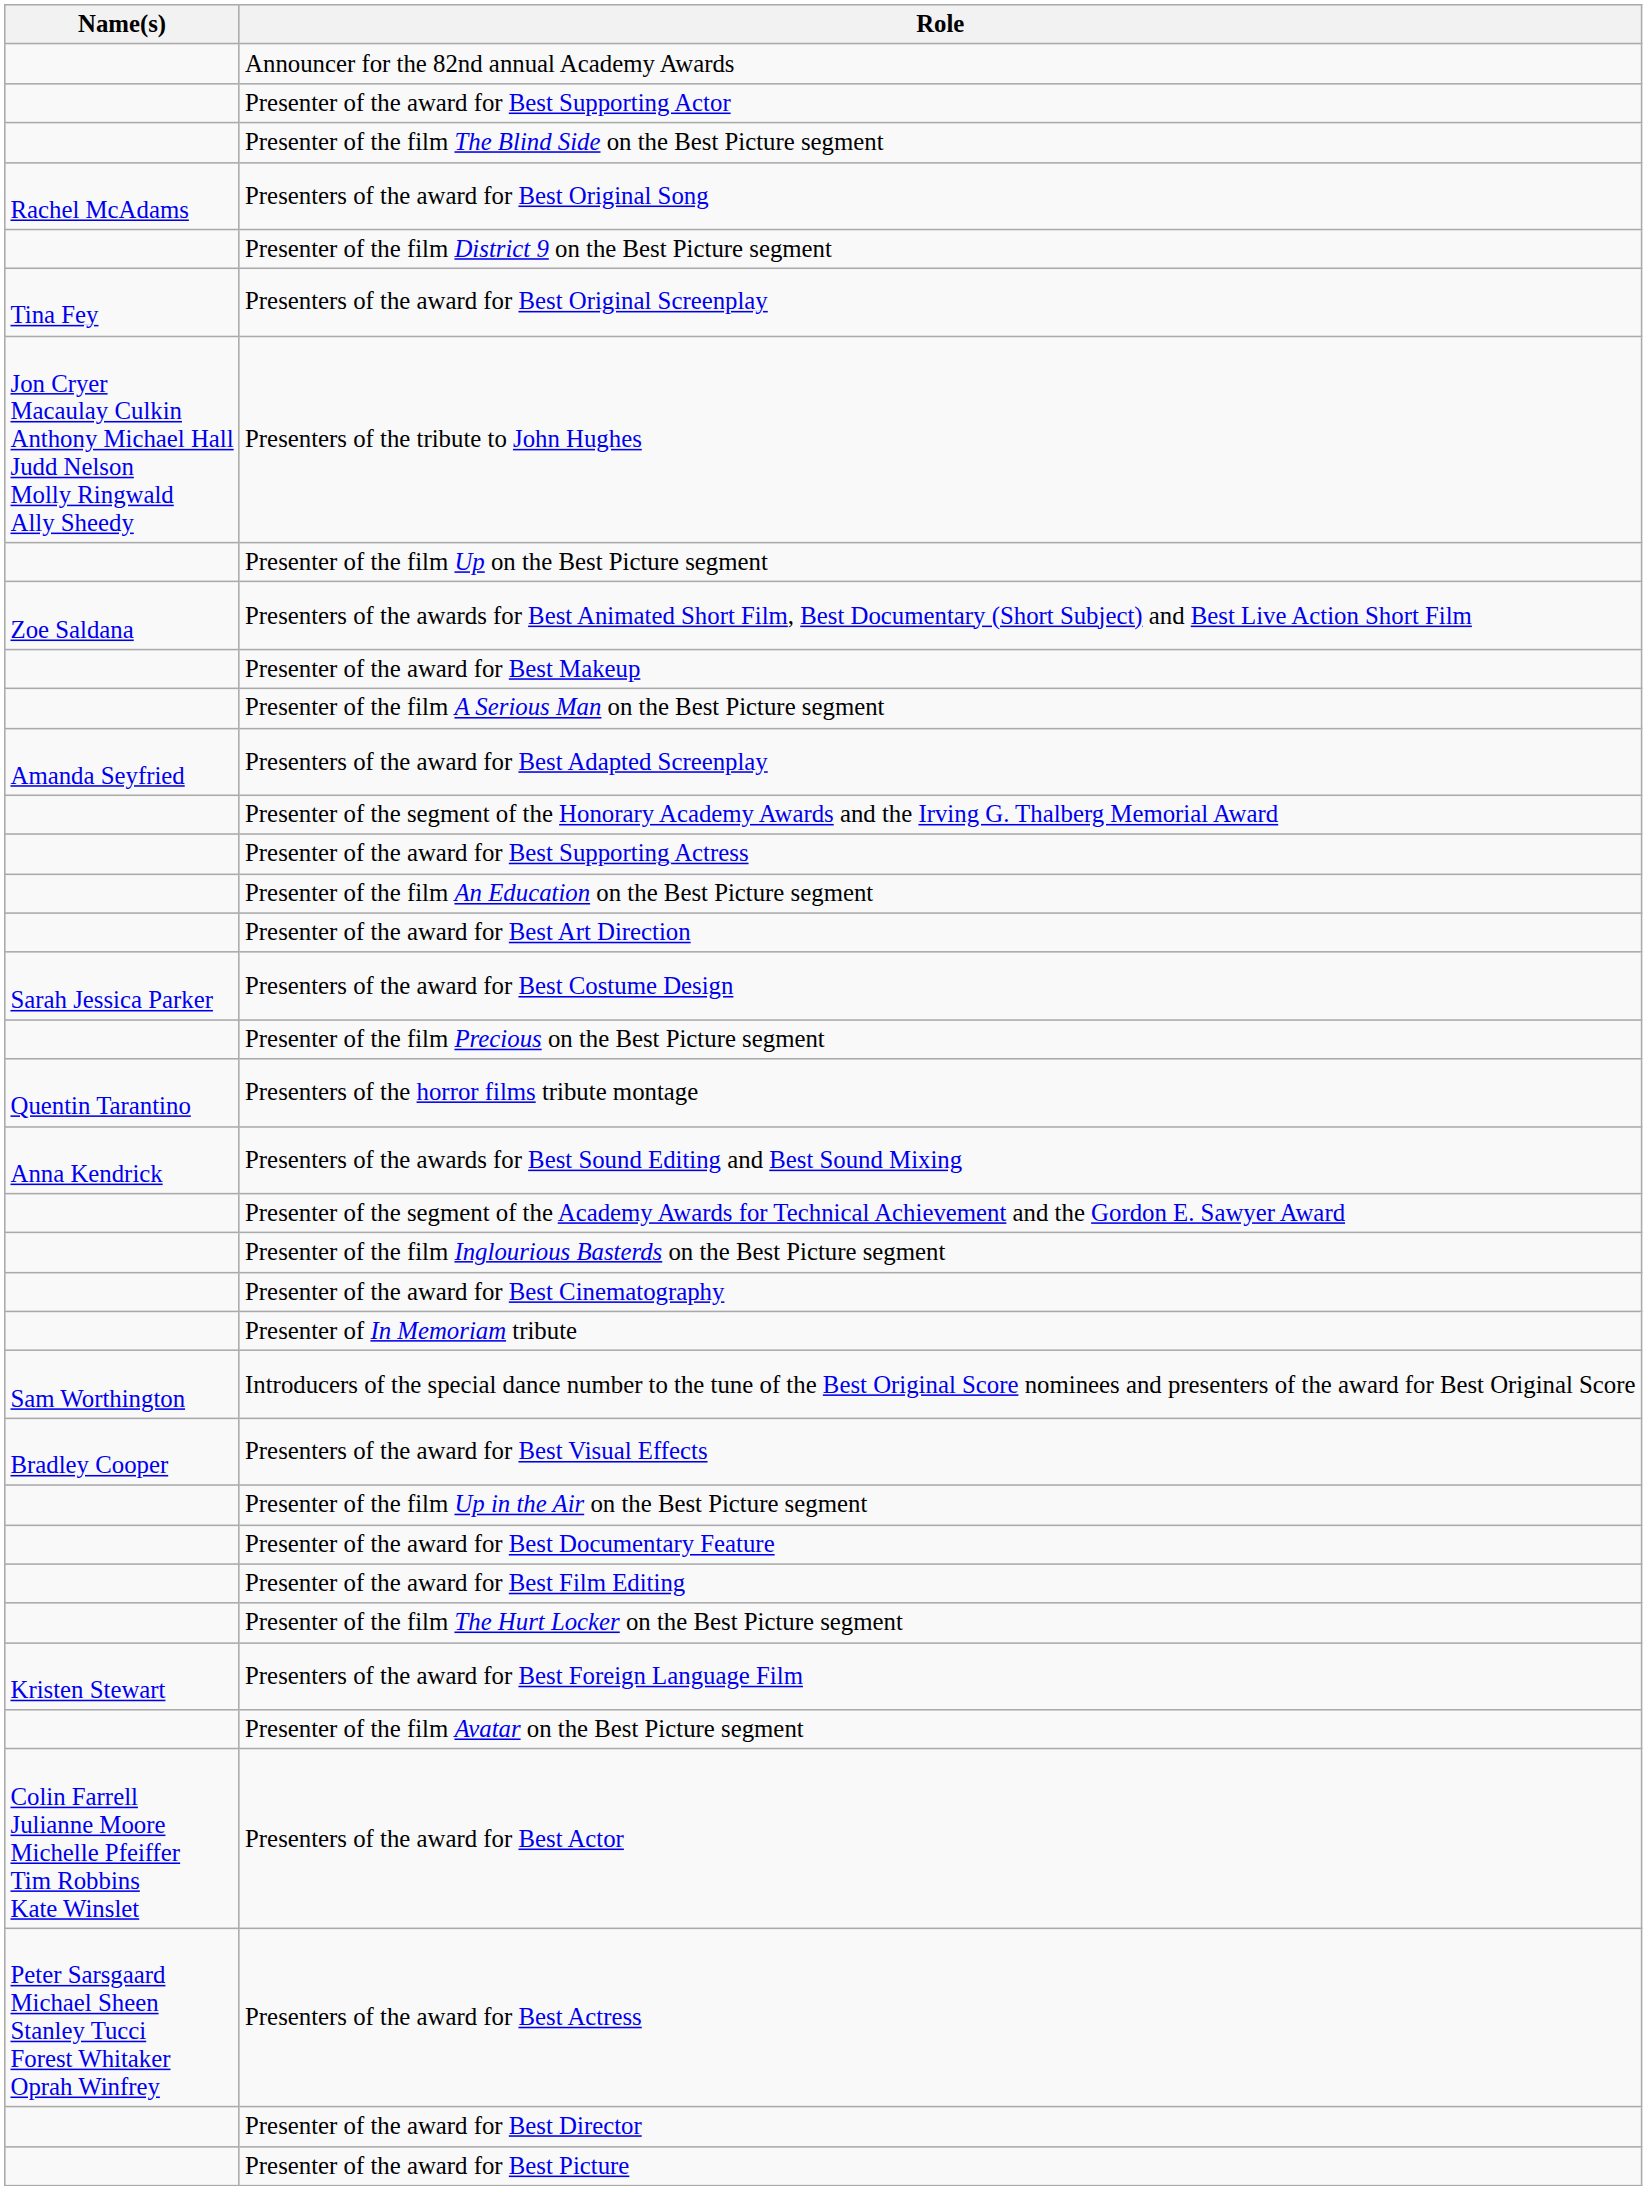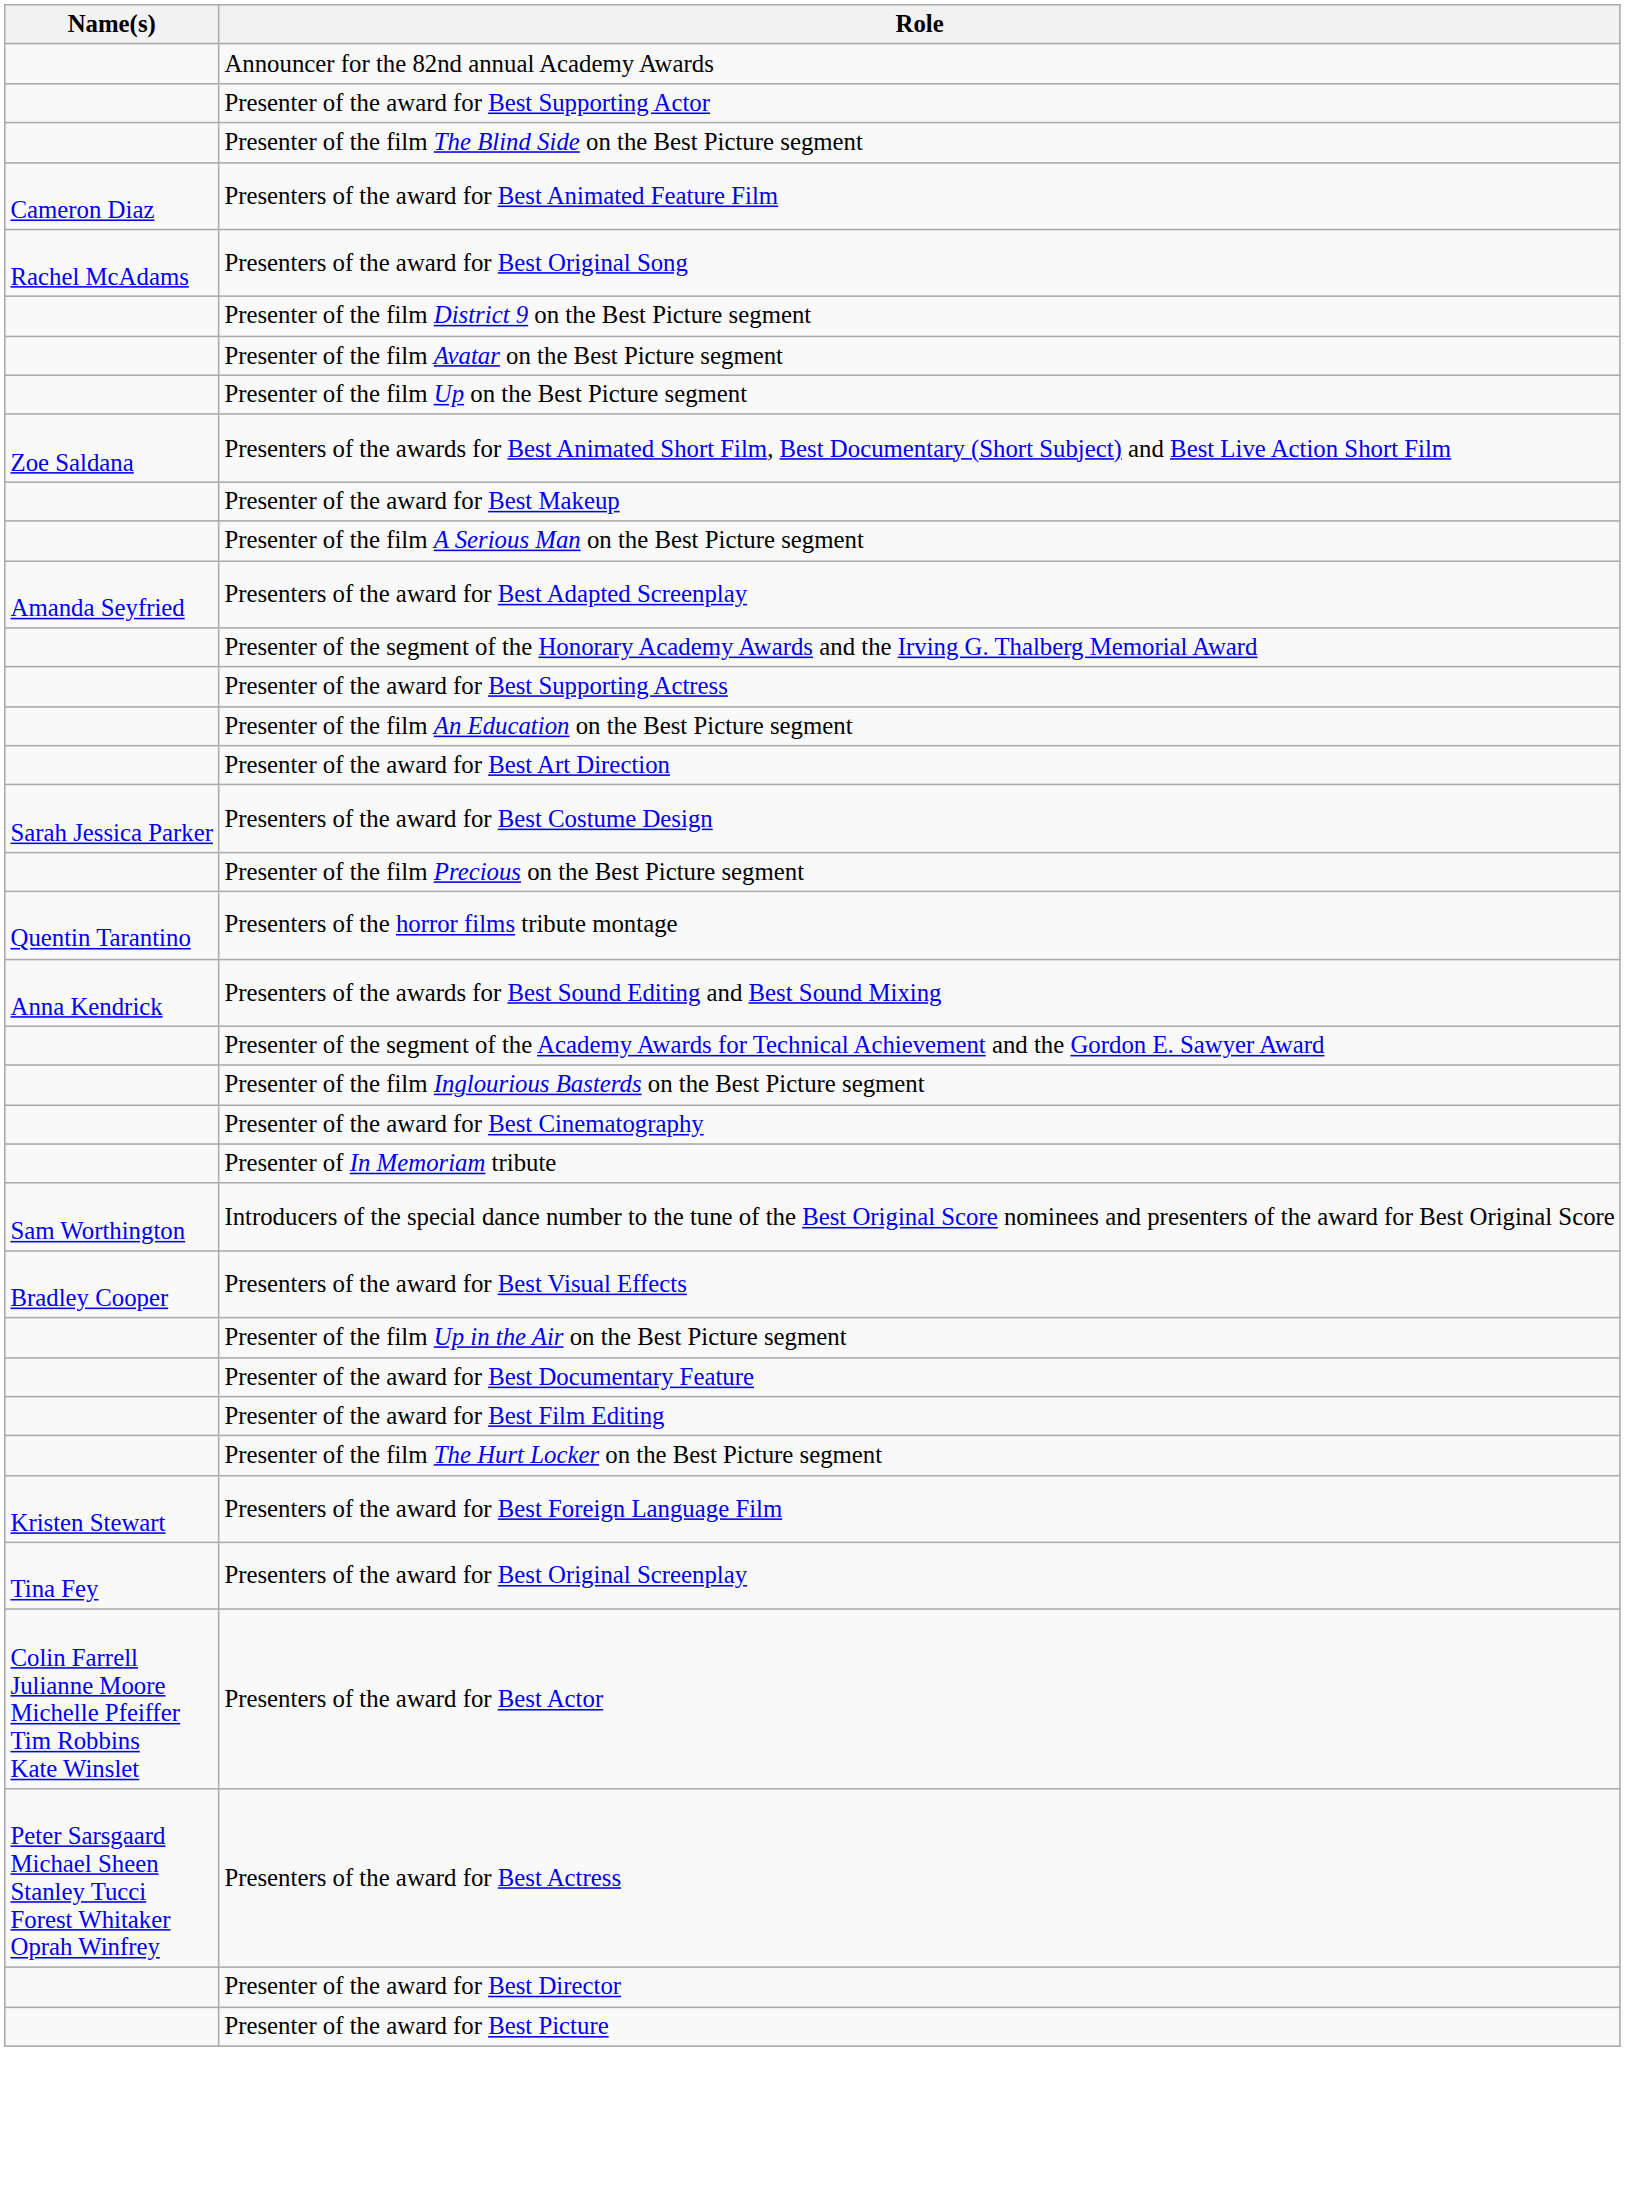+ row: (501, 195)
rows swapped: (506, 302) <-> (524, 1729)
- row: (443, 438)
